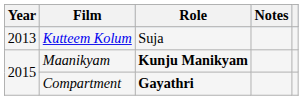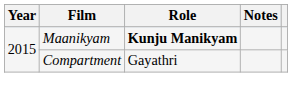- row: (87, 38)
(166, 83) bold -> (153, 60) normal
